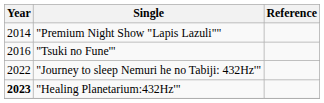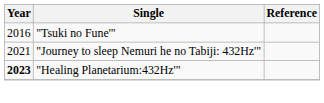- row: (129, 32)
(19, 70) 2022 -> (19, 51) 2021
